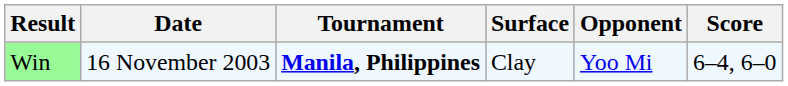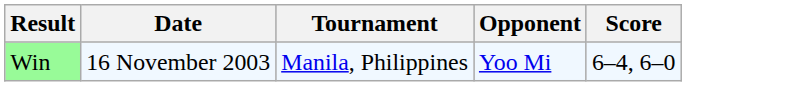- column: (530, 23)
(381, 61) bold -> (375, 61) normal
